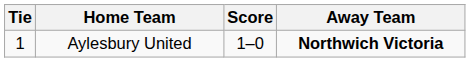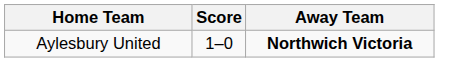- column: (20, 17)
